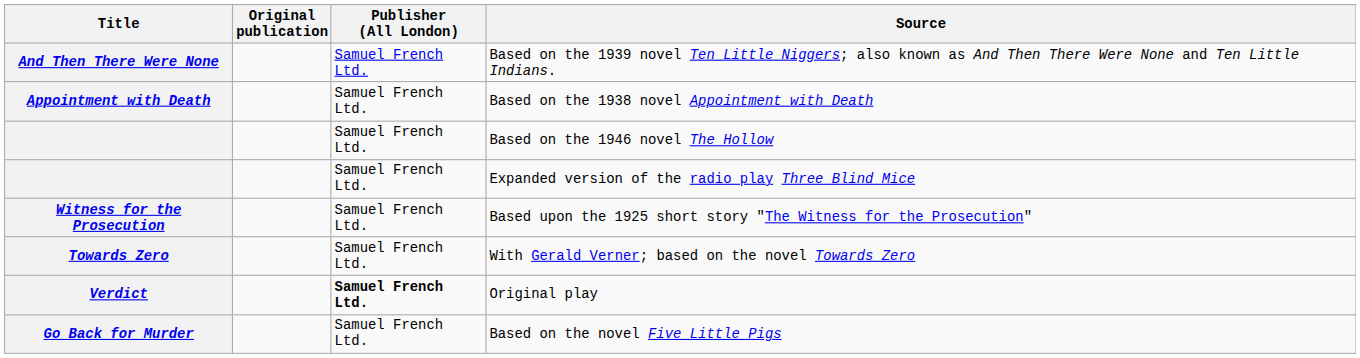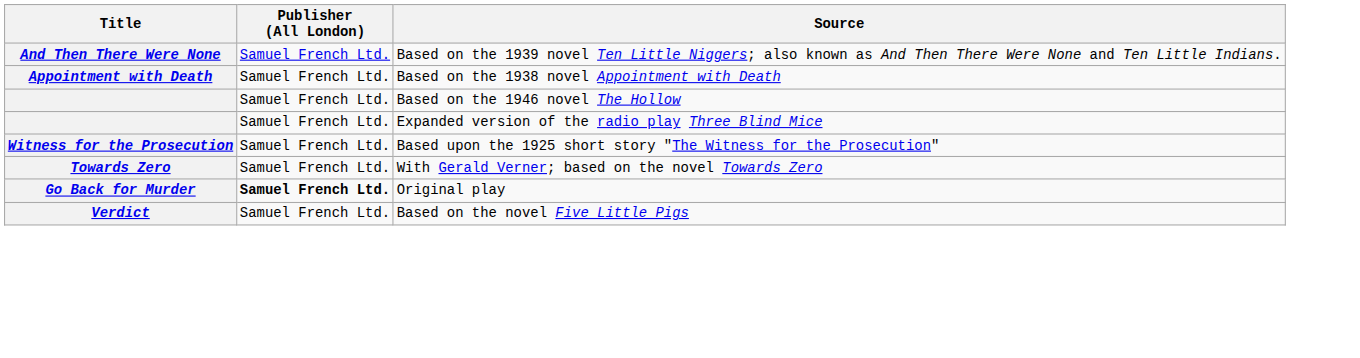- column: (282, 24)
(119, 295) Verdict -> (121, 191) Go Back for Murder
(119, 334) Go Back for Murder -> (121, 213) Verdict
